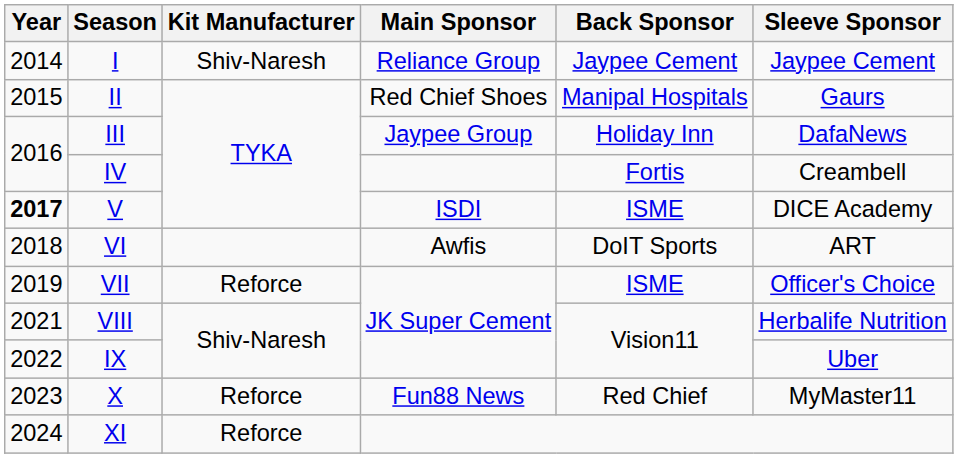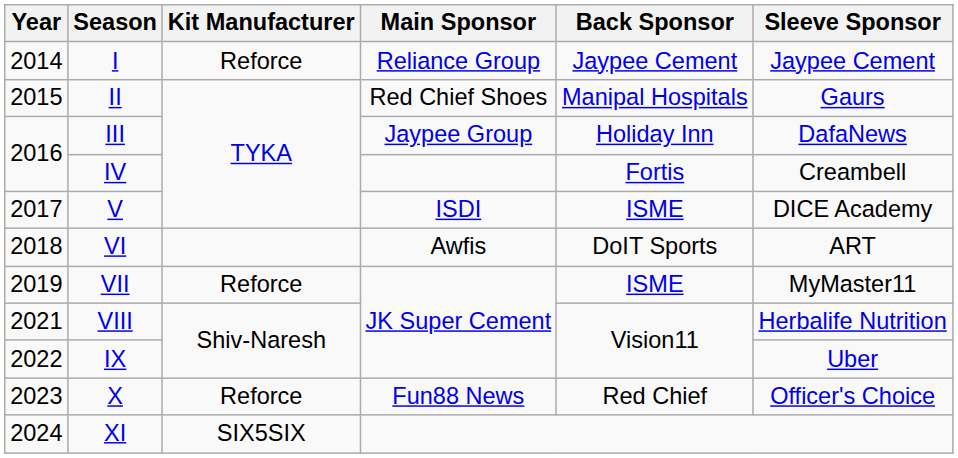(261, 60) Shiv-Naresh -> (261, 60) Reforce
(36, 209) bold -> (36, 209) normal
(853, 284) Officer's Choice -> (853, 284) MyMaster11
(853, 396) MyMaster11 -> (853, 396) Officer's Choice
(261, 433) Reforce -> (261, 433) SIX5SIX
